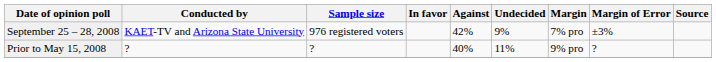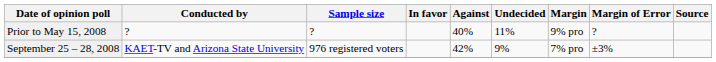rows swapped: (63, 31) <-> (57, 48)
